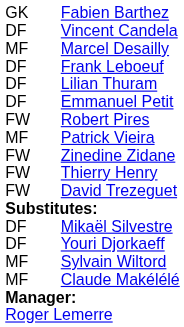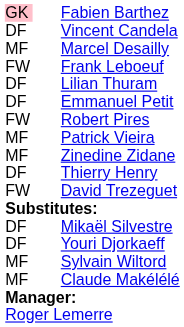(17, 13) no background -> (17, 13) pink background
(16, 66) DF -> (18, 66) FW
(18, 155) FW -> (17, 155) MF
(18, 173) FW -> (16, 173) DF
